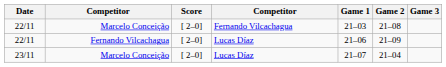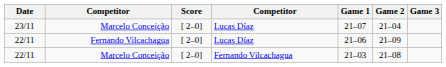rows swapped: (25, 26) <-> (25, 55)
